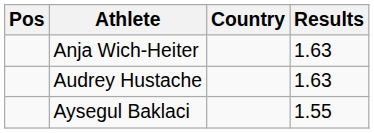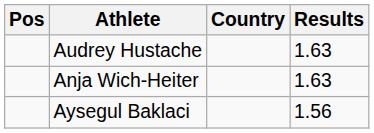rows swapped: (126, 50) <-> (128, 81)
(313, 111) 1.55 -> (313, 111) 1.56
